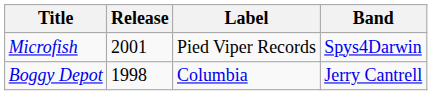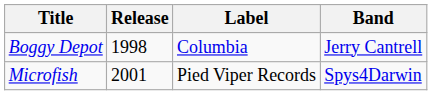rows swapped: (56, 75) <-> (43, 47)
